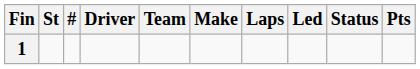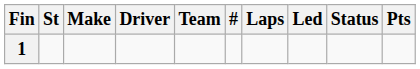columns swapped: (72, 19) <-> (216, 19)
